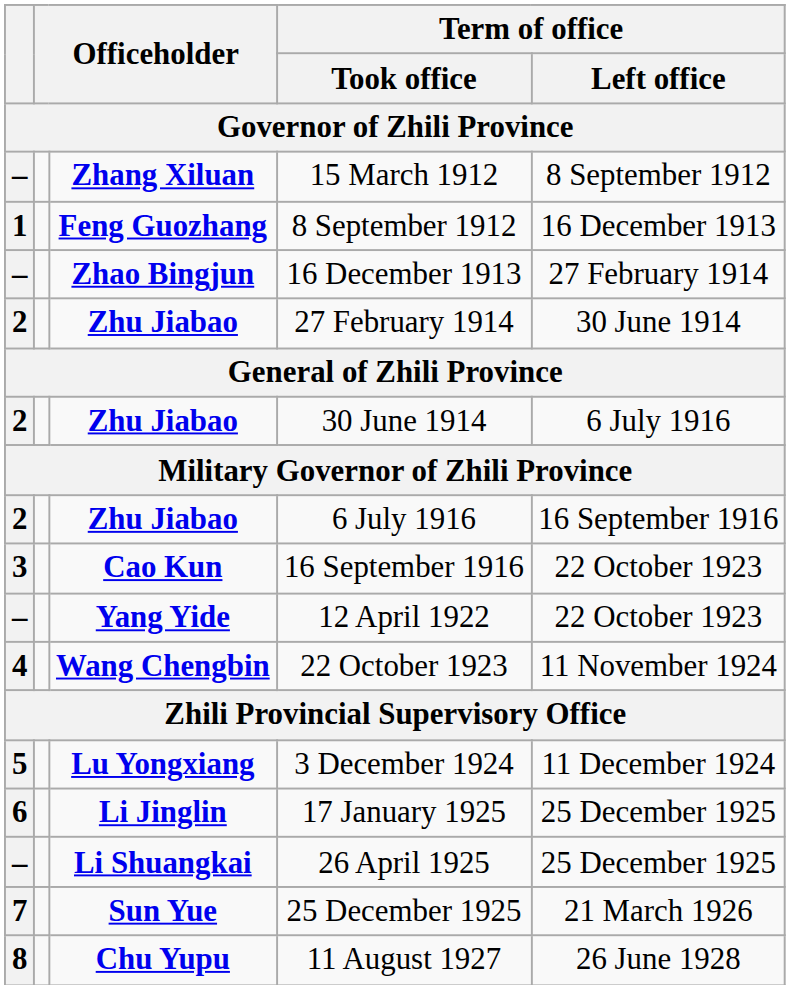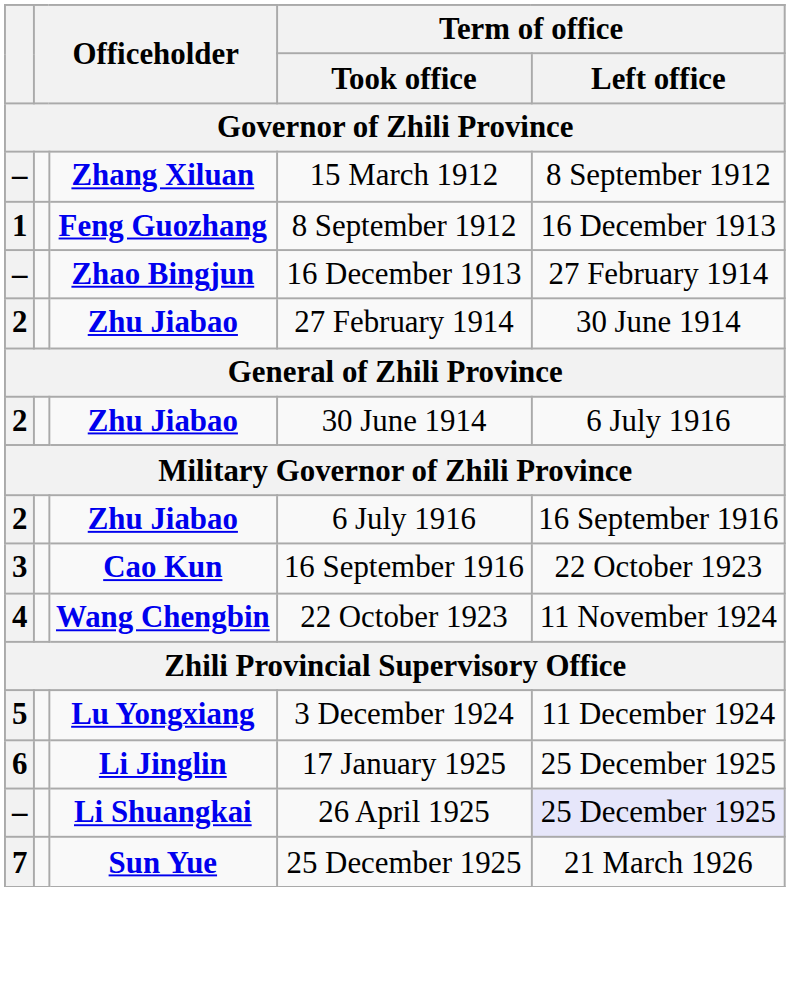- row: (404, 616)
(658, 861) no background -> (658, 812) lavender background
- row: (404, 959)
